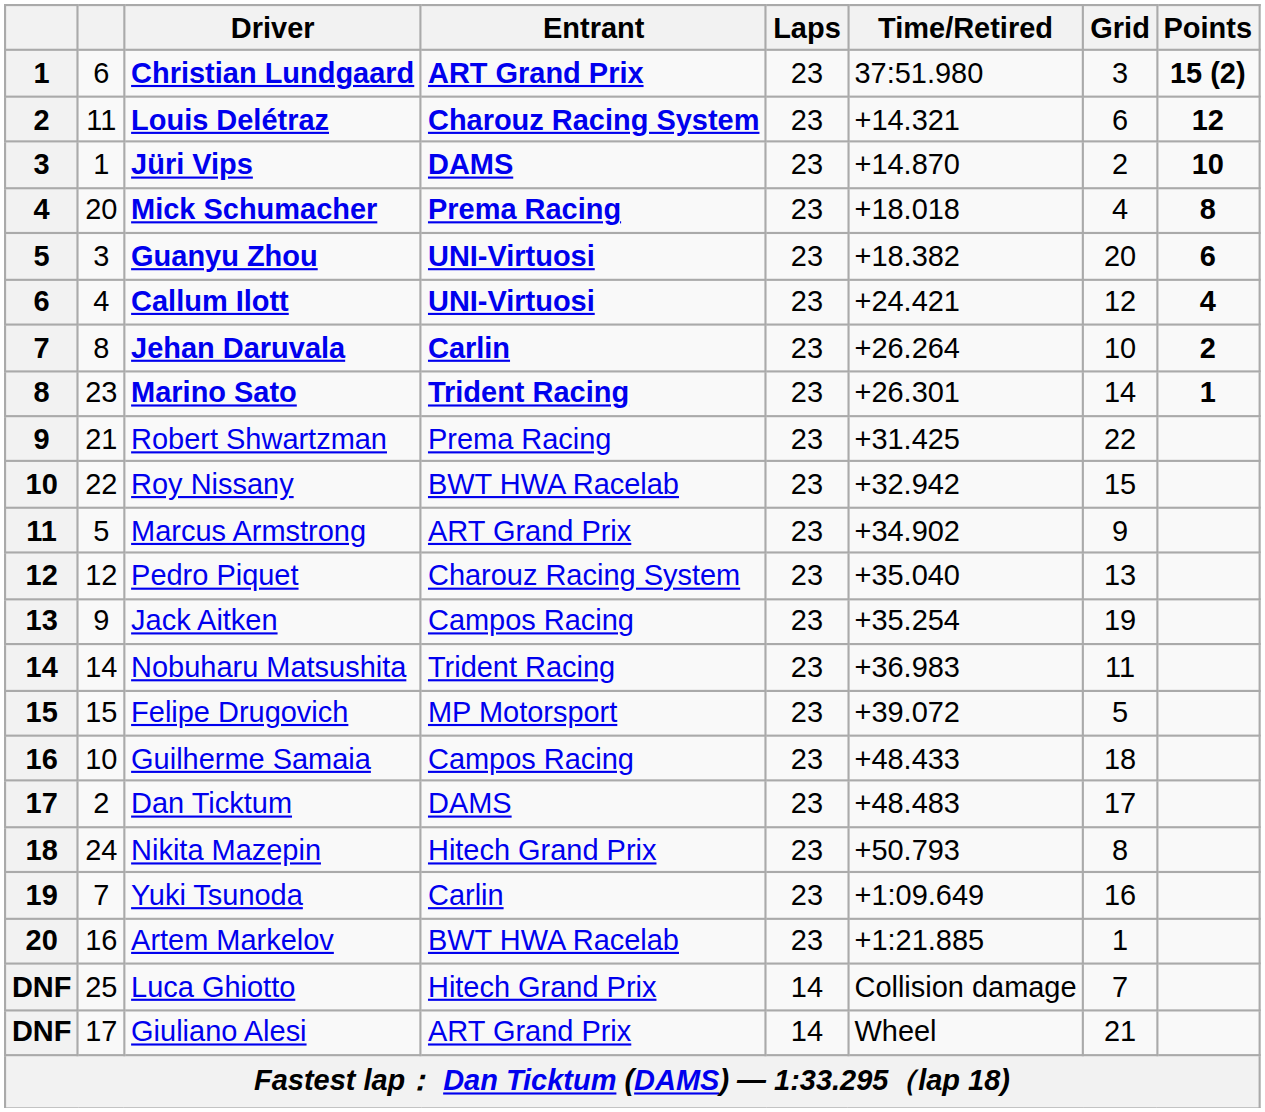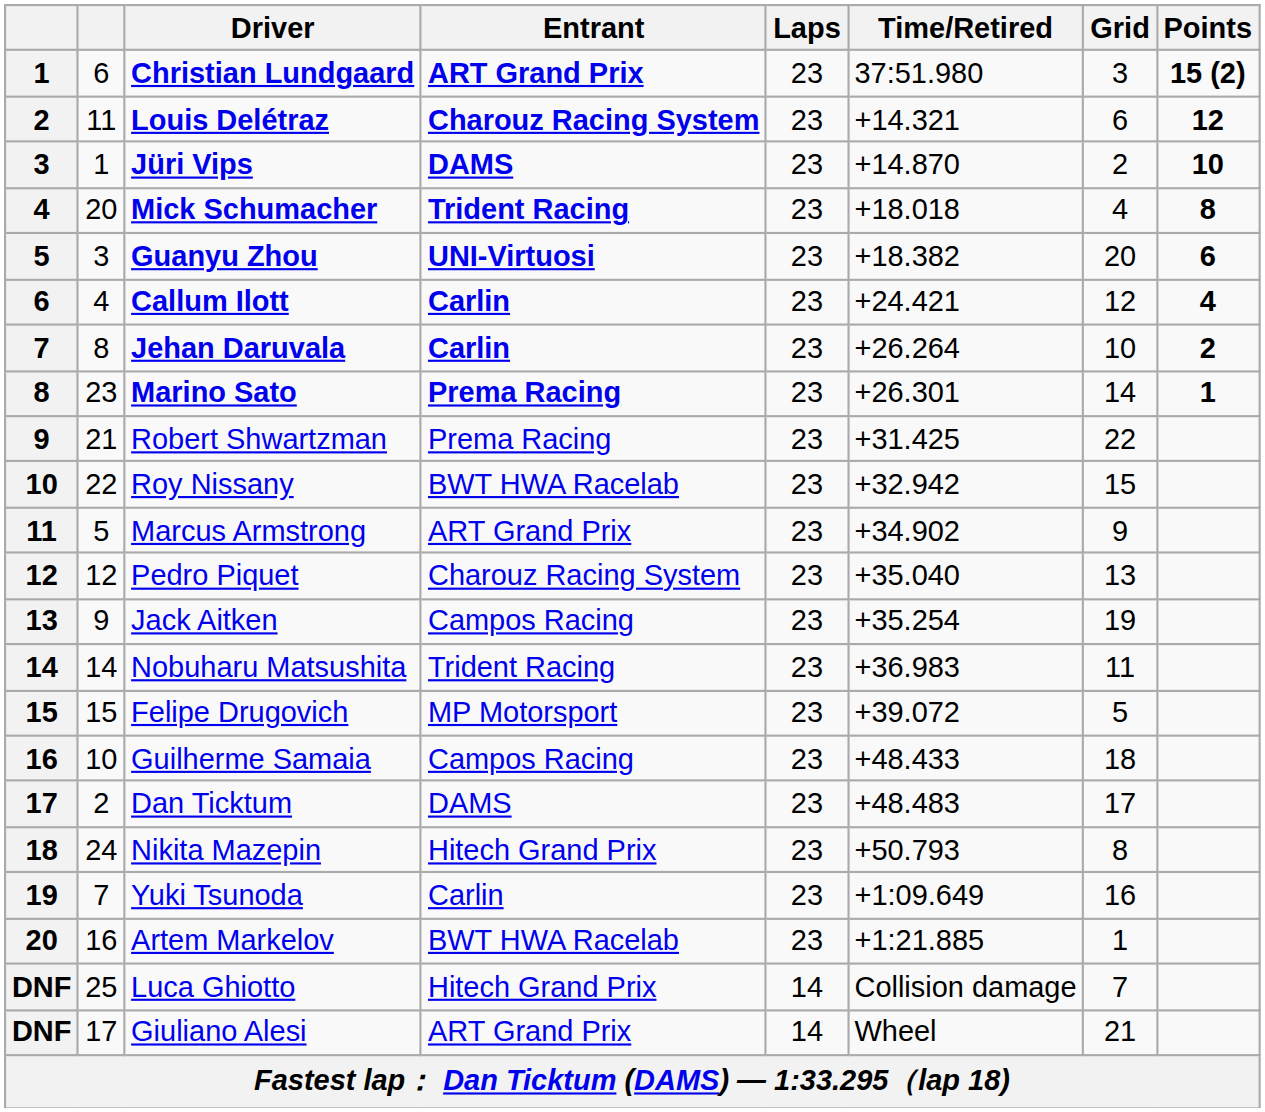(525, 210) Prema Racing -> (529, 210) Trident Racing
(511, 301) UNI-Virtuosi -> (469, 301) Carlin
(529, 393) Trident Racing -> (525, 393) Prema Racing
